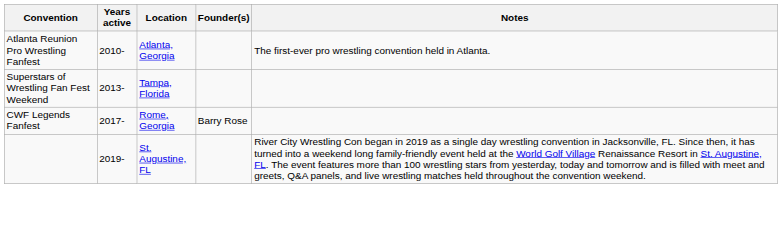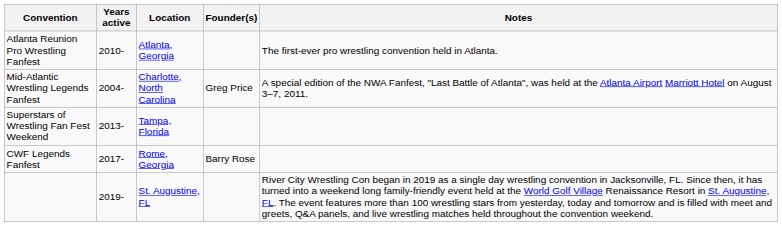+ row: (48, 88)
